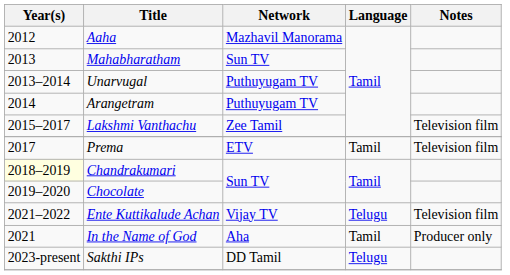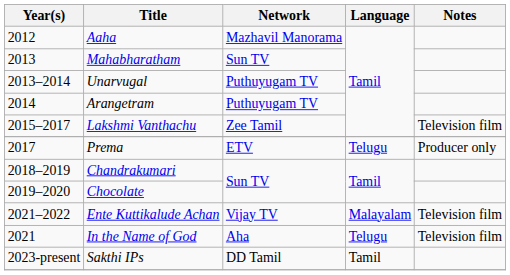(365, 147) Tamil -> (368, 147) Telugu
(456, 147) Television film -> (457, 147) Producer only
(39, 170) lightyellow background -> (39, 170) no background
(368, 214) Telugu -> (380, 214) Malayalam
(365, 236) Tamil -> (368, 236) Telugu
(453, 236) Producer only -> (460, 236) Television film
(368, 258) Telugu -> (365, 258) Tamil
